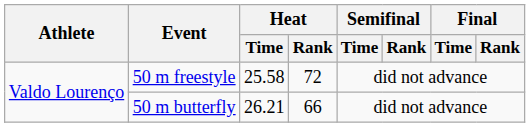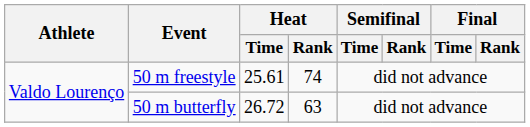(264, 77) 25.58 -> (264, 77) 25.61
(313, 77) 72 -> (313, 77) 74
(264, 107) 26.21 -> (264, 107) 26.72
(313, 107) 66 -> (313, 107) 63
